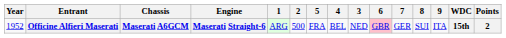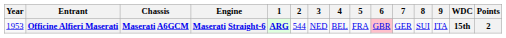columns swapped: (359, 12) <-> (317, 12)
(15, 26) 1952 -> (15, 26) 1953
(279, 26) normal -> (279, 26) bold
(298, 26) 500 -> (299, 26) 544
